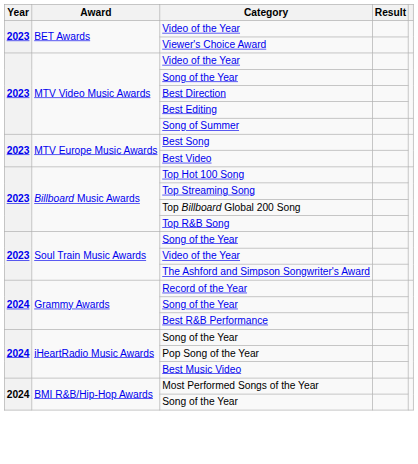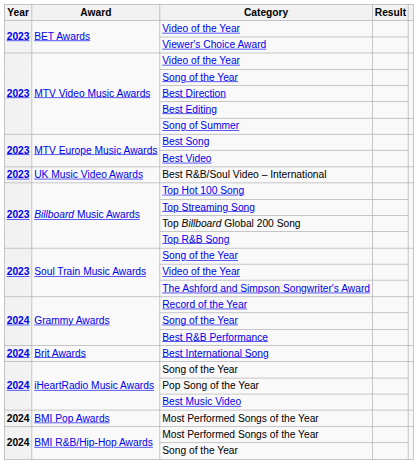+ row: (89, 175)
+ row: (60, 353)
+ row: (72, 418)
